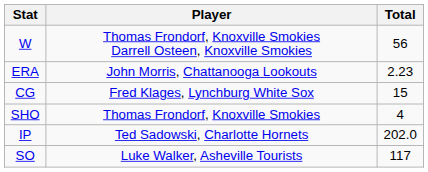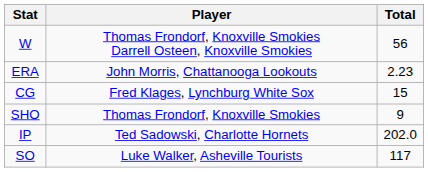(400, 114) 4 -> (400, 114) 9
